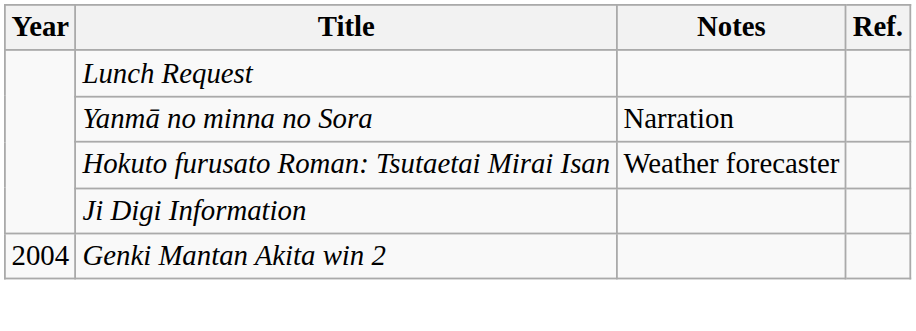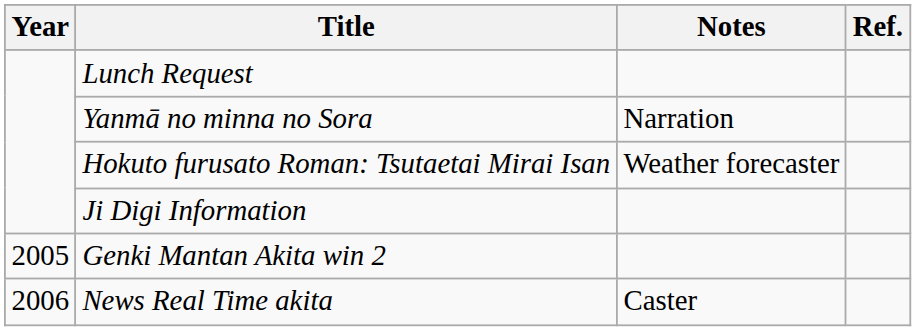(40, 255) 2004 -> (40, 255) 2005
+ row: (208, 301)
